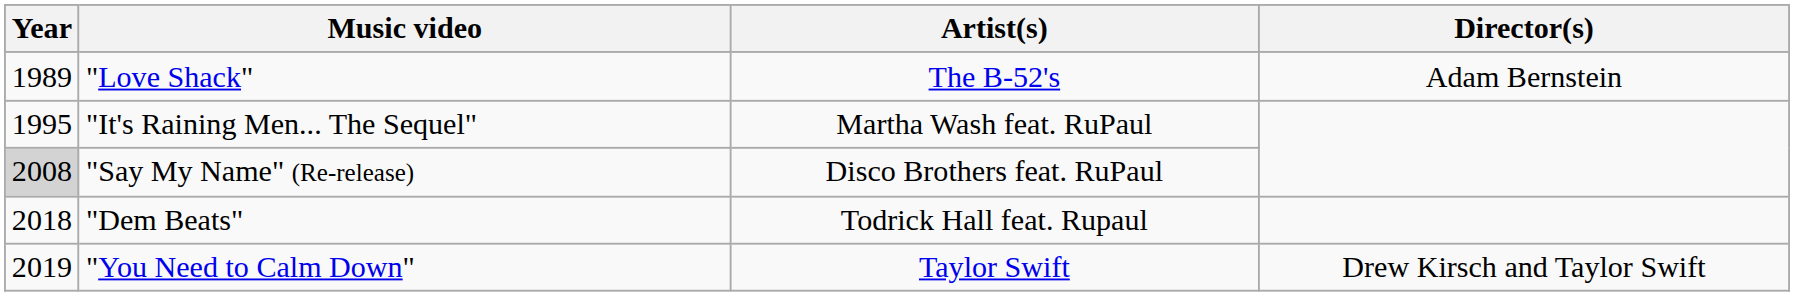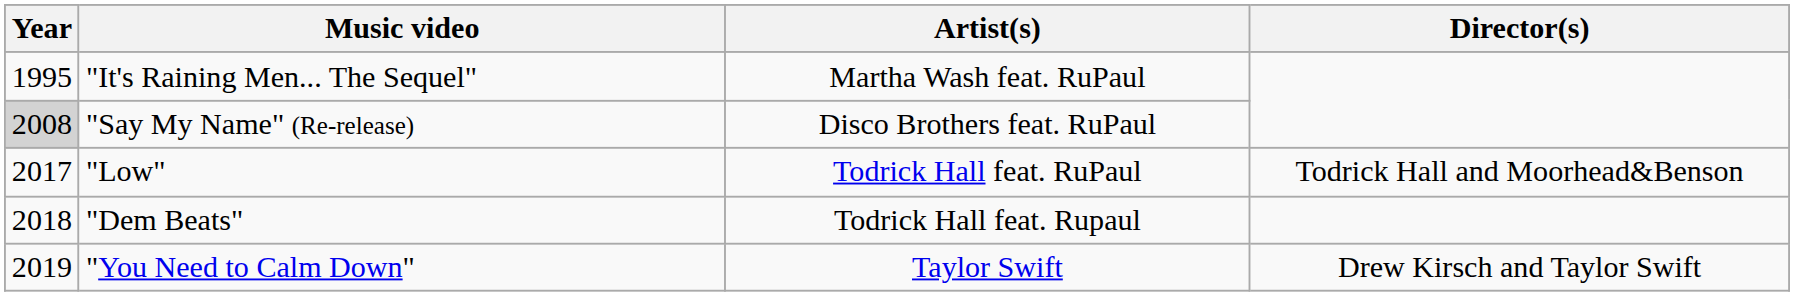- row: (170, 76)
+ row: (126, 171)
